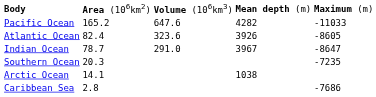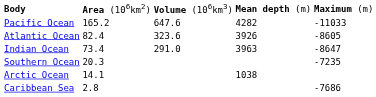(93, 49) 78.7 -> (93, 49) 73.4
(246, 49) 3967 -> (246, 49) 3963
